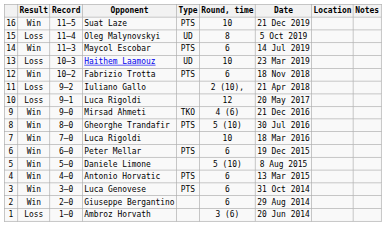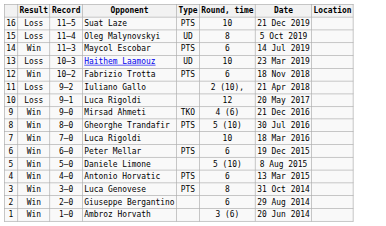- column: (367, 11)
(34, 24) Win -> (34, 24) Loss
(227, 190) 6 -> (227, 190) 8
(34, 215) Loss -> (34, 215) Win
